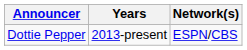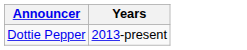- column: (206, 14)
